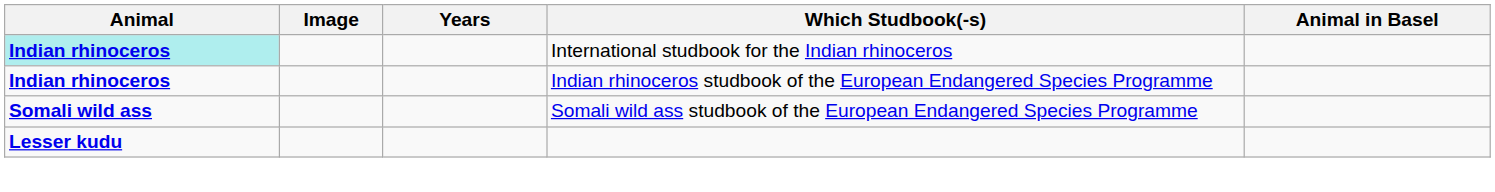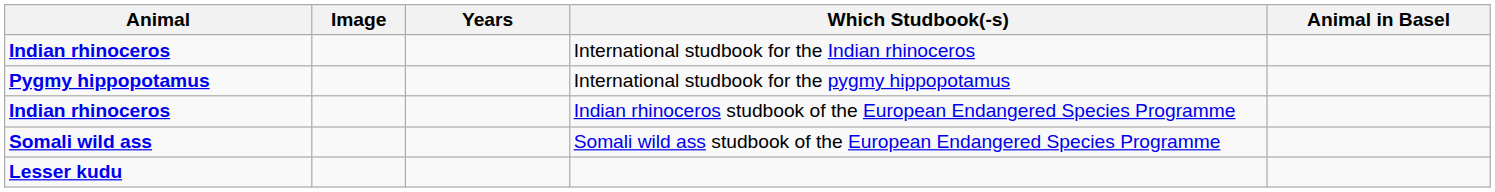(90, 50) paleturquoise background -> (90, 50) no background
+ row: (792, 80)
